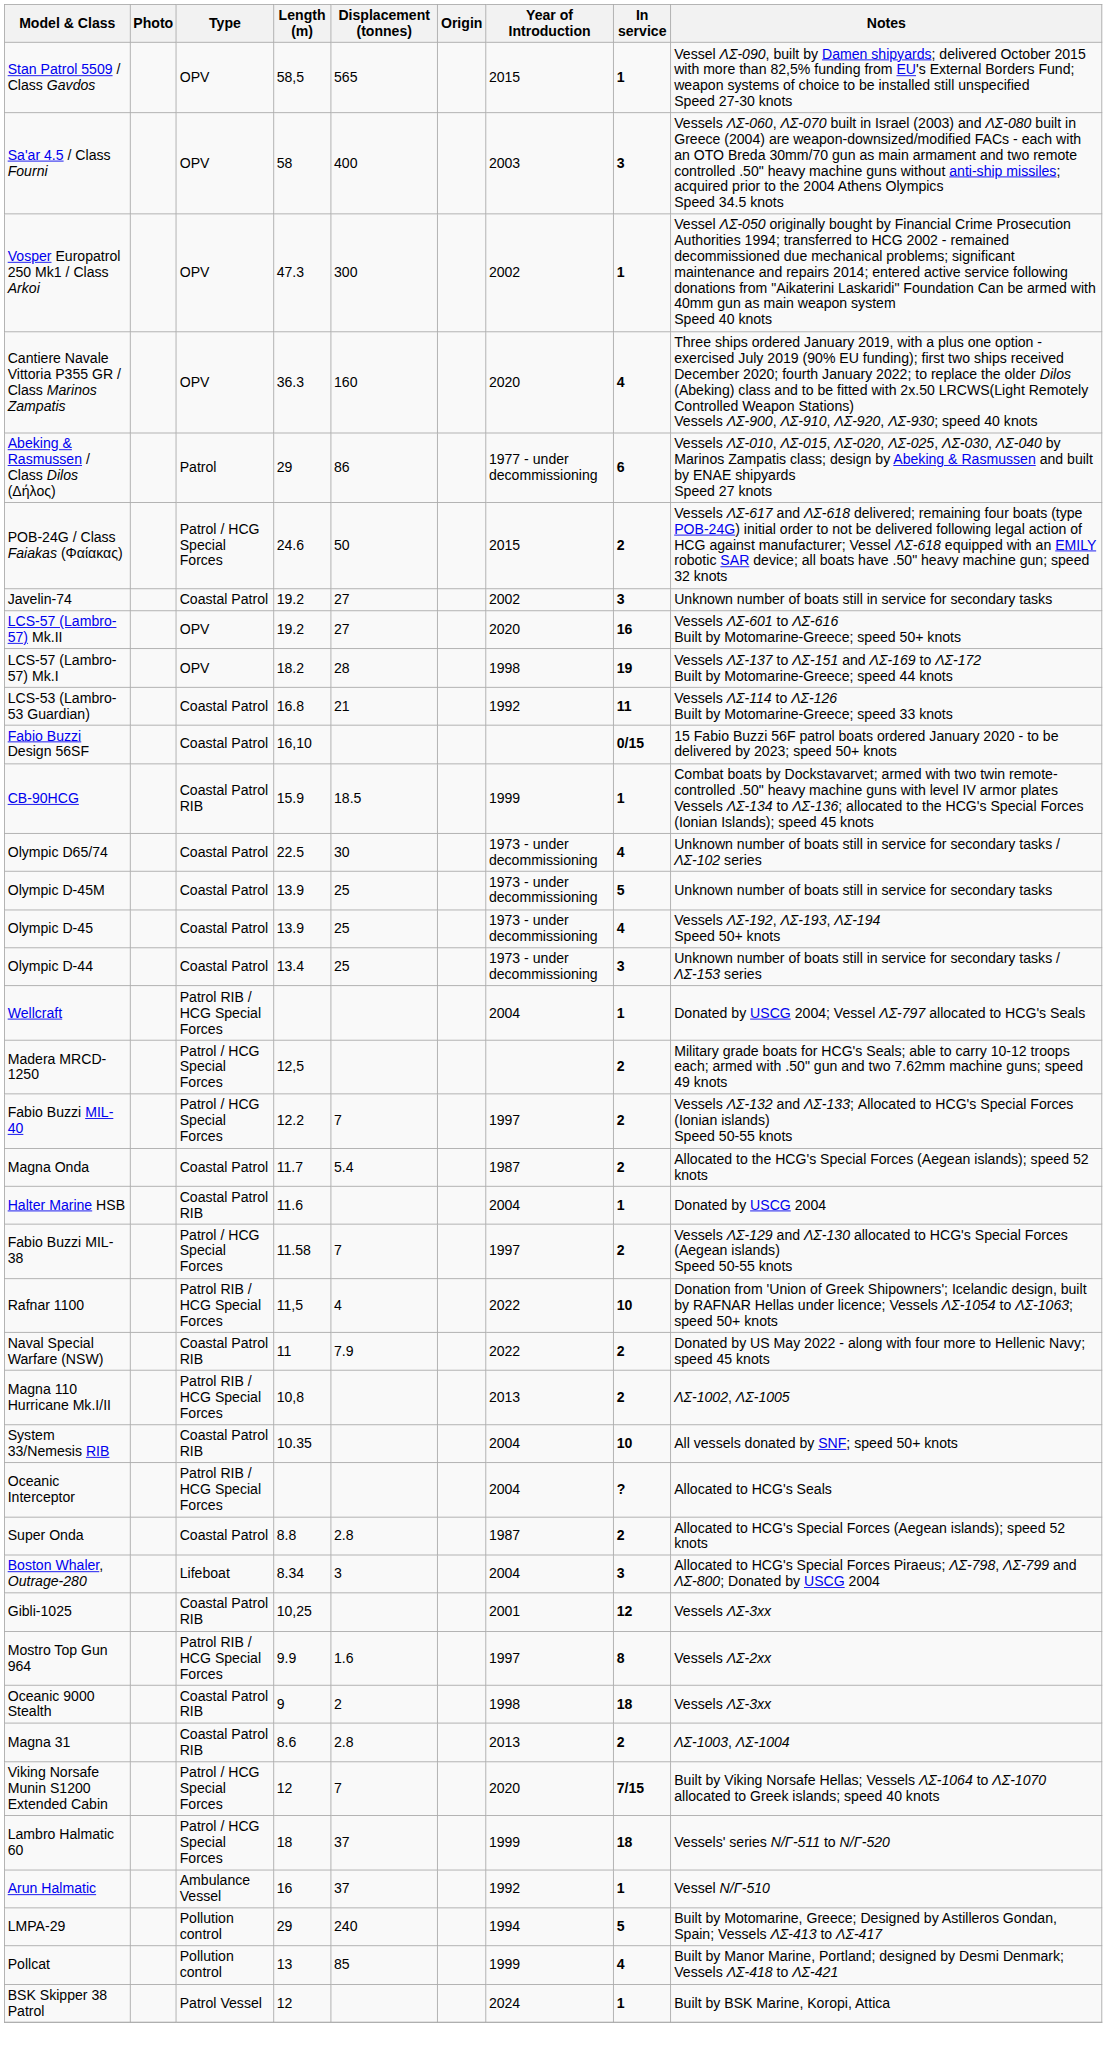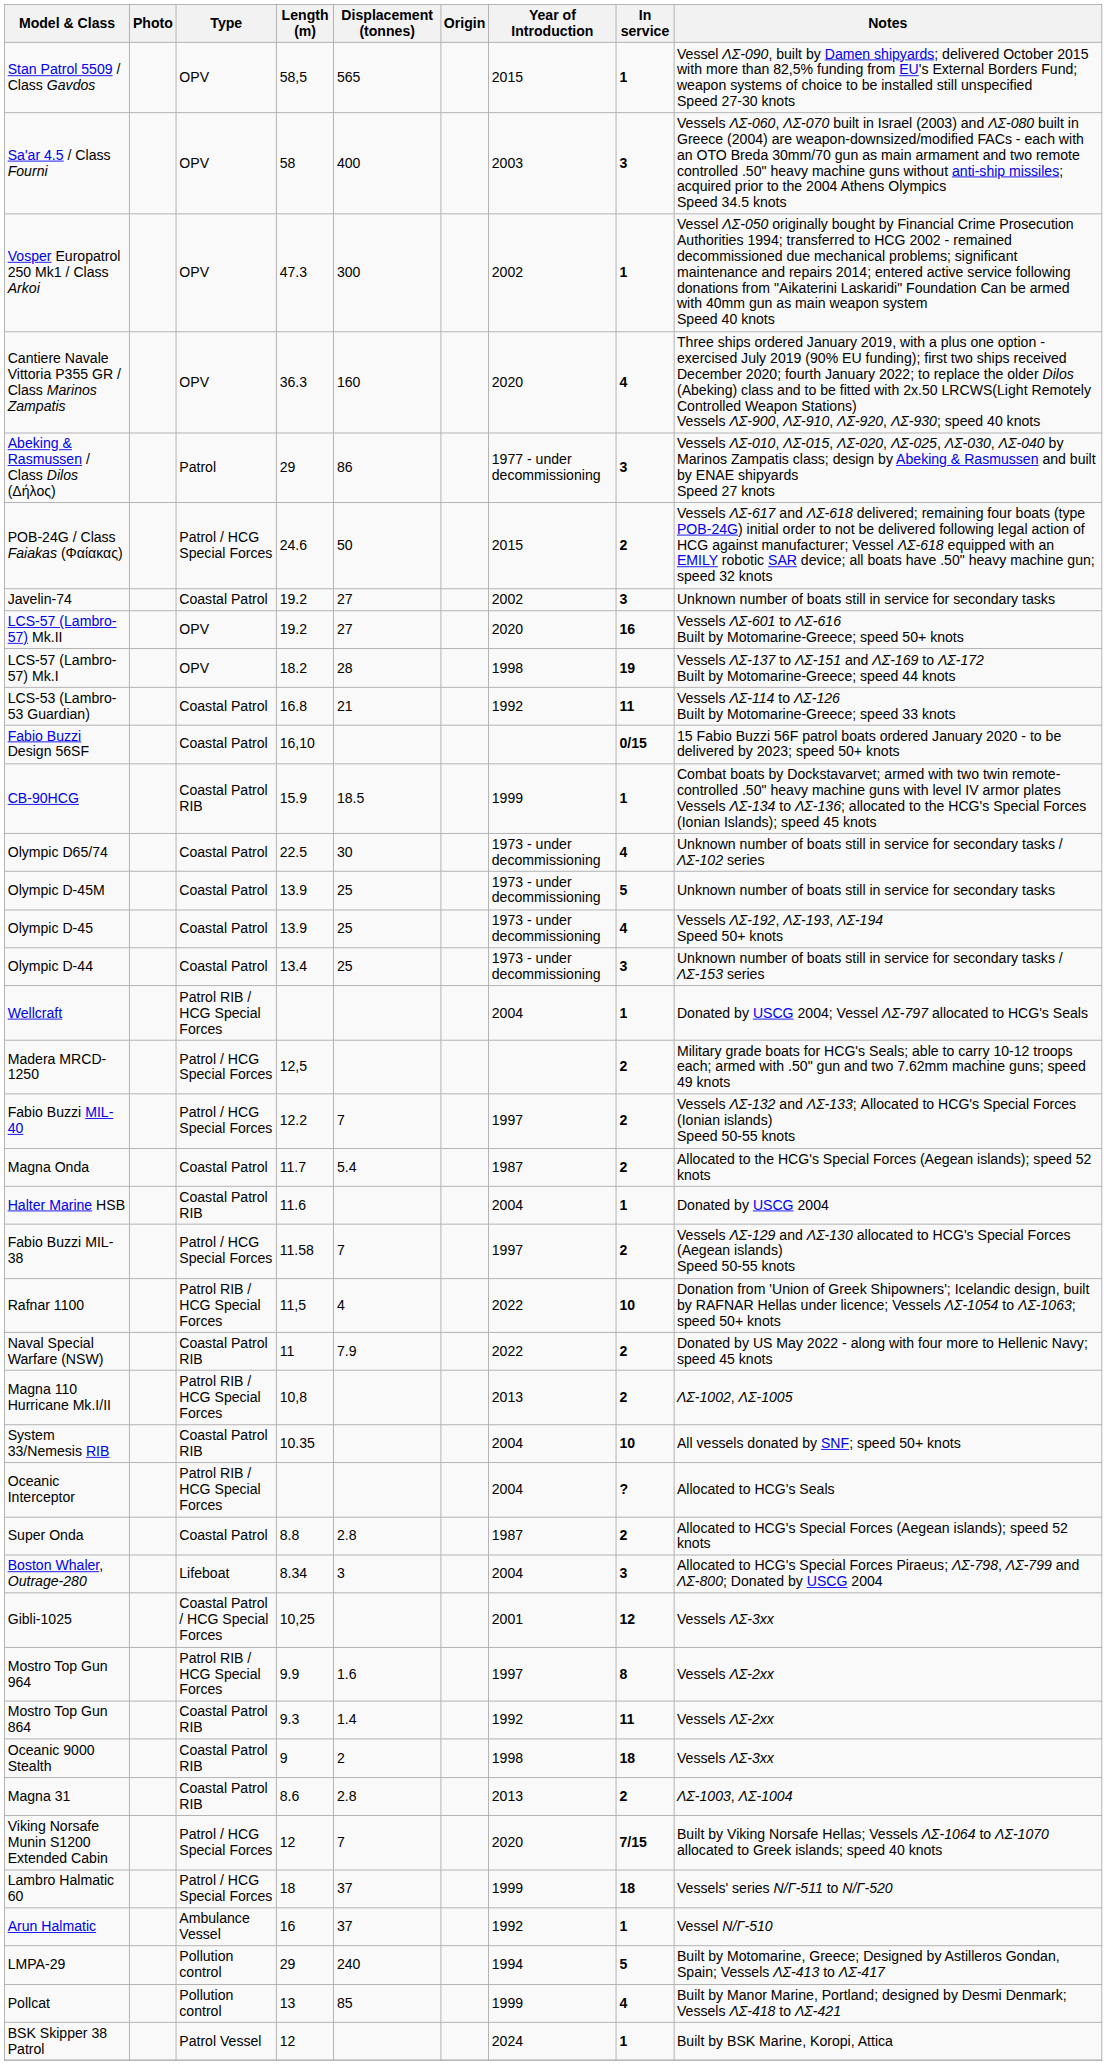(621, 467) 6 -> (623, 467) 3
(224, 1612) Coastal Patrol RIB -> (224, 1620) Coastal Patrol / HCG Special Forces
+ row: (58, 1720)
